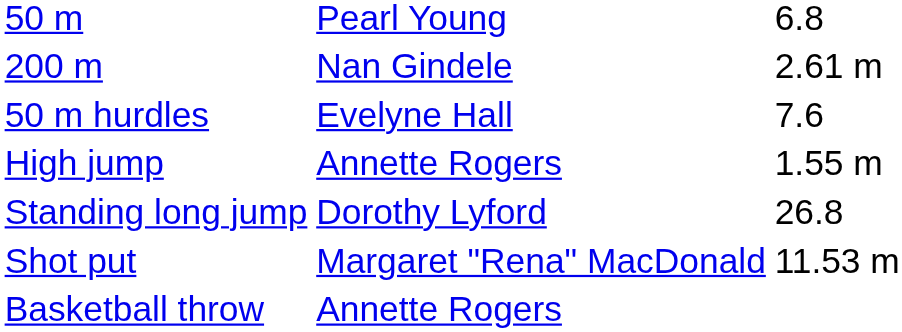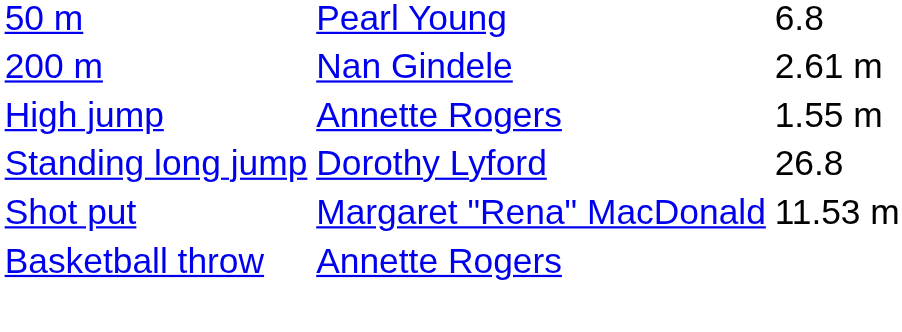- row: (107, 115)
